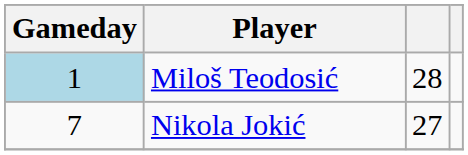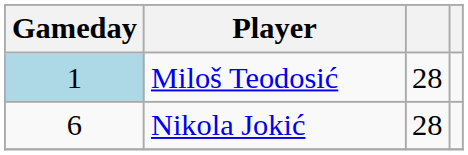(74, 125) 7 -> (74, 125) 6
(427, 125) 27 -> (427, 125) 28
